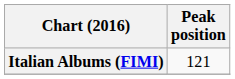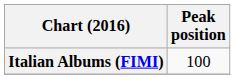(198, 61) 121 -> (198, 61) 100
